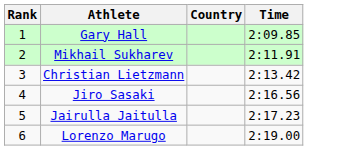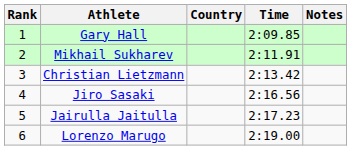+ column: (325, 15)
